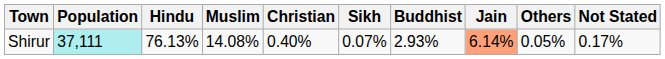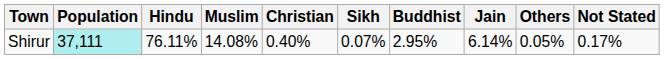(172, 41) 76.13% -> (171, 41) 76.11%
(416, 41) 2.93% -> (415, 41) 2.95%
(491, 41) lightsalmon background -> (490, 41) no background
